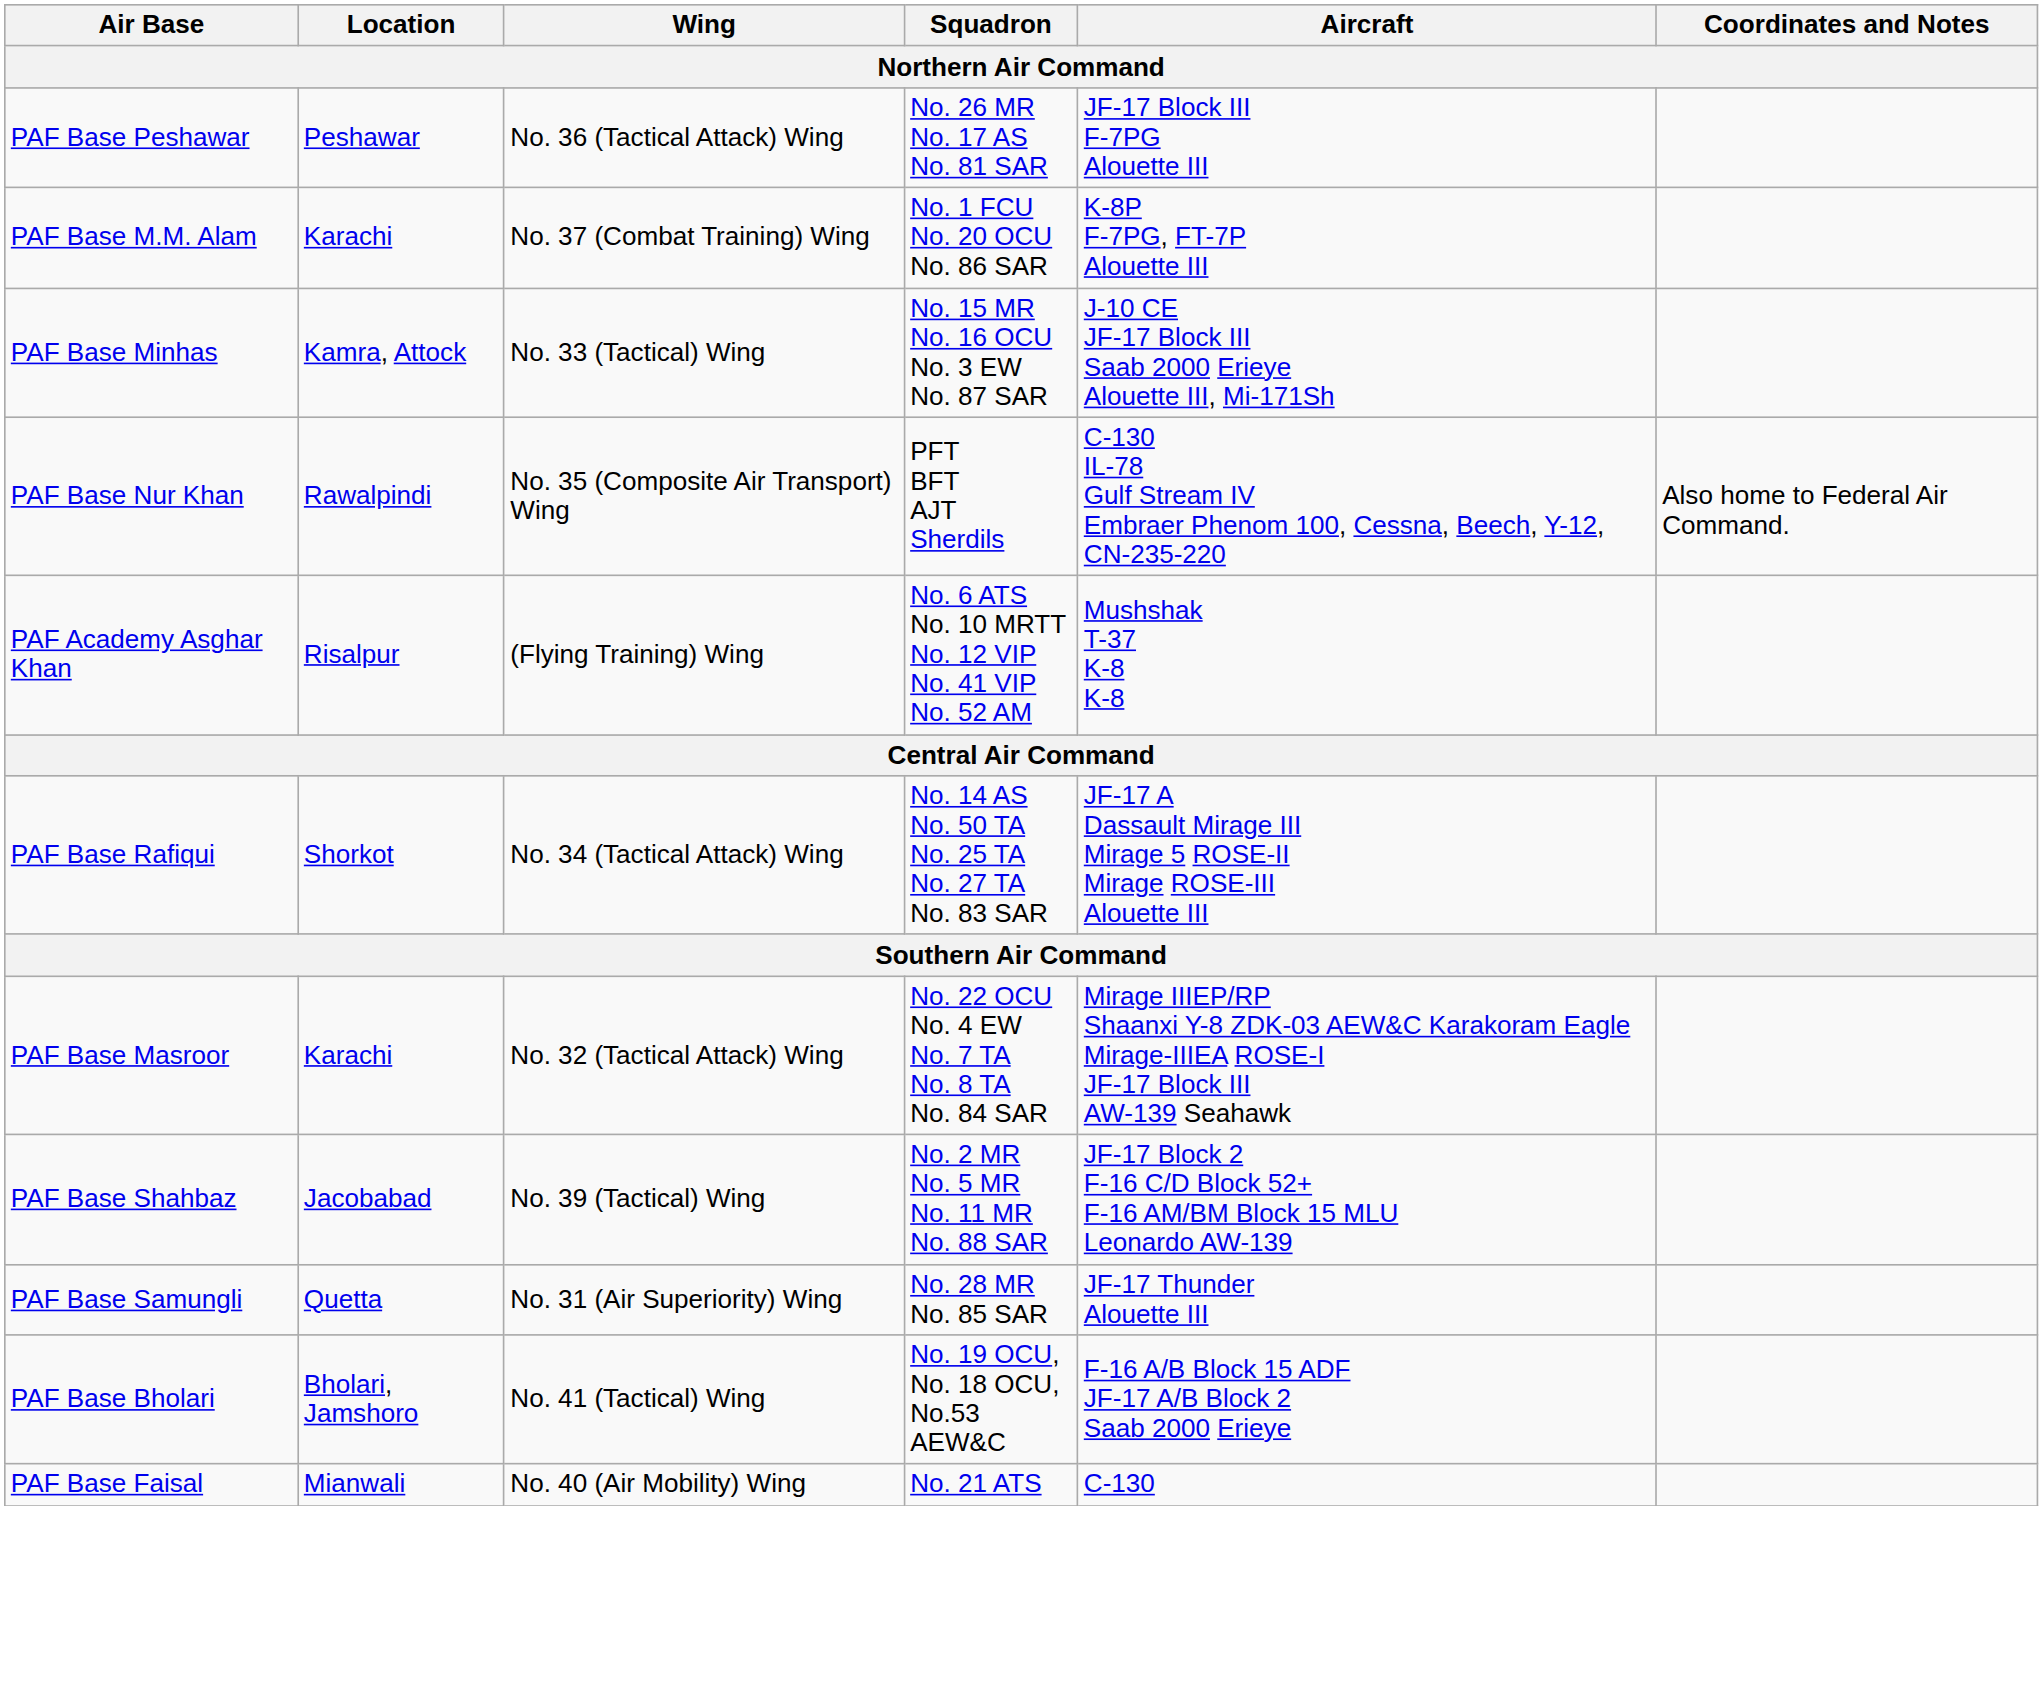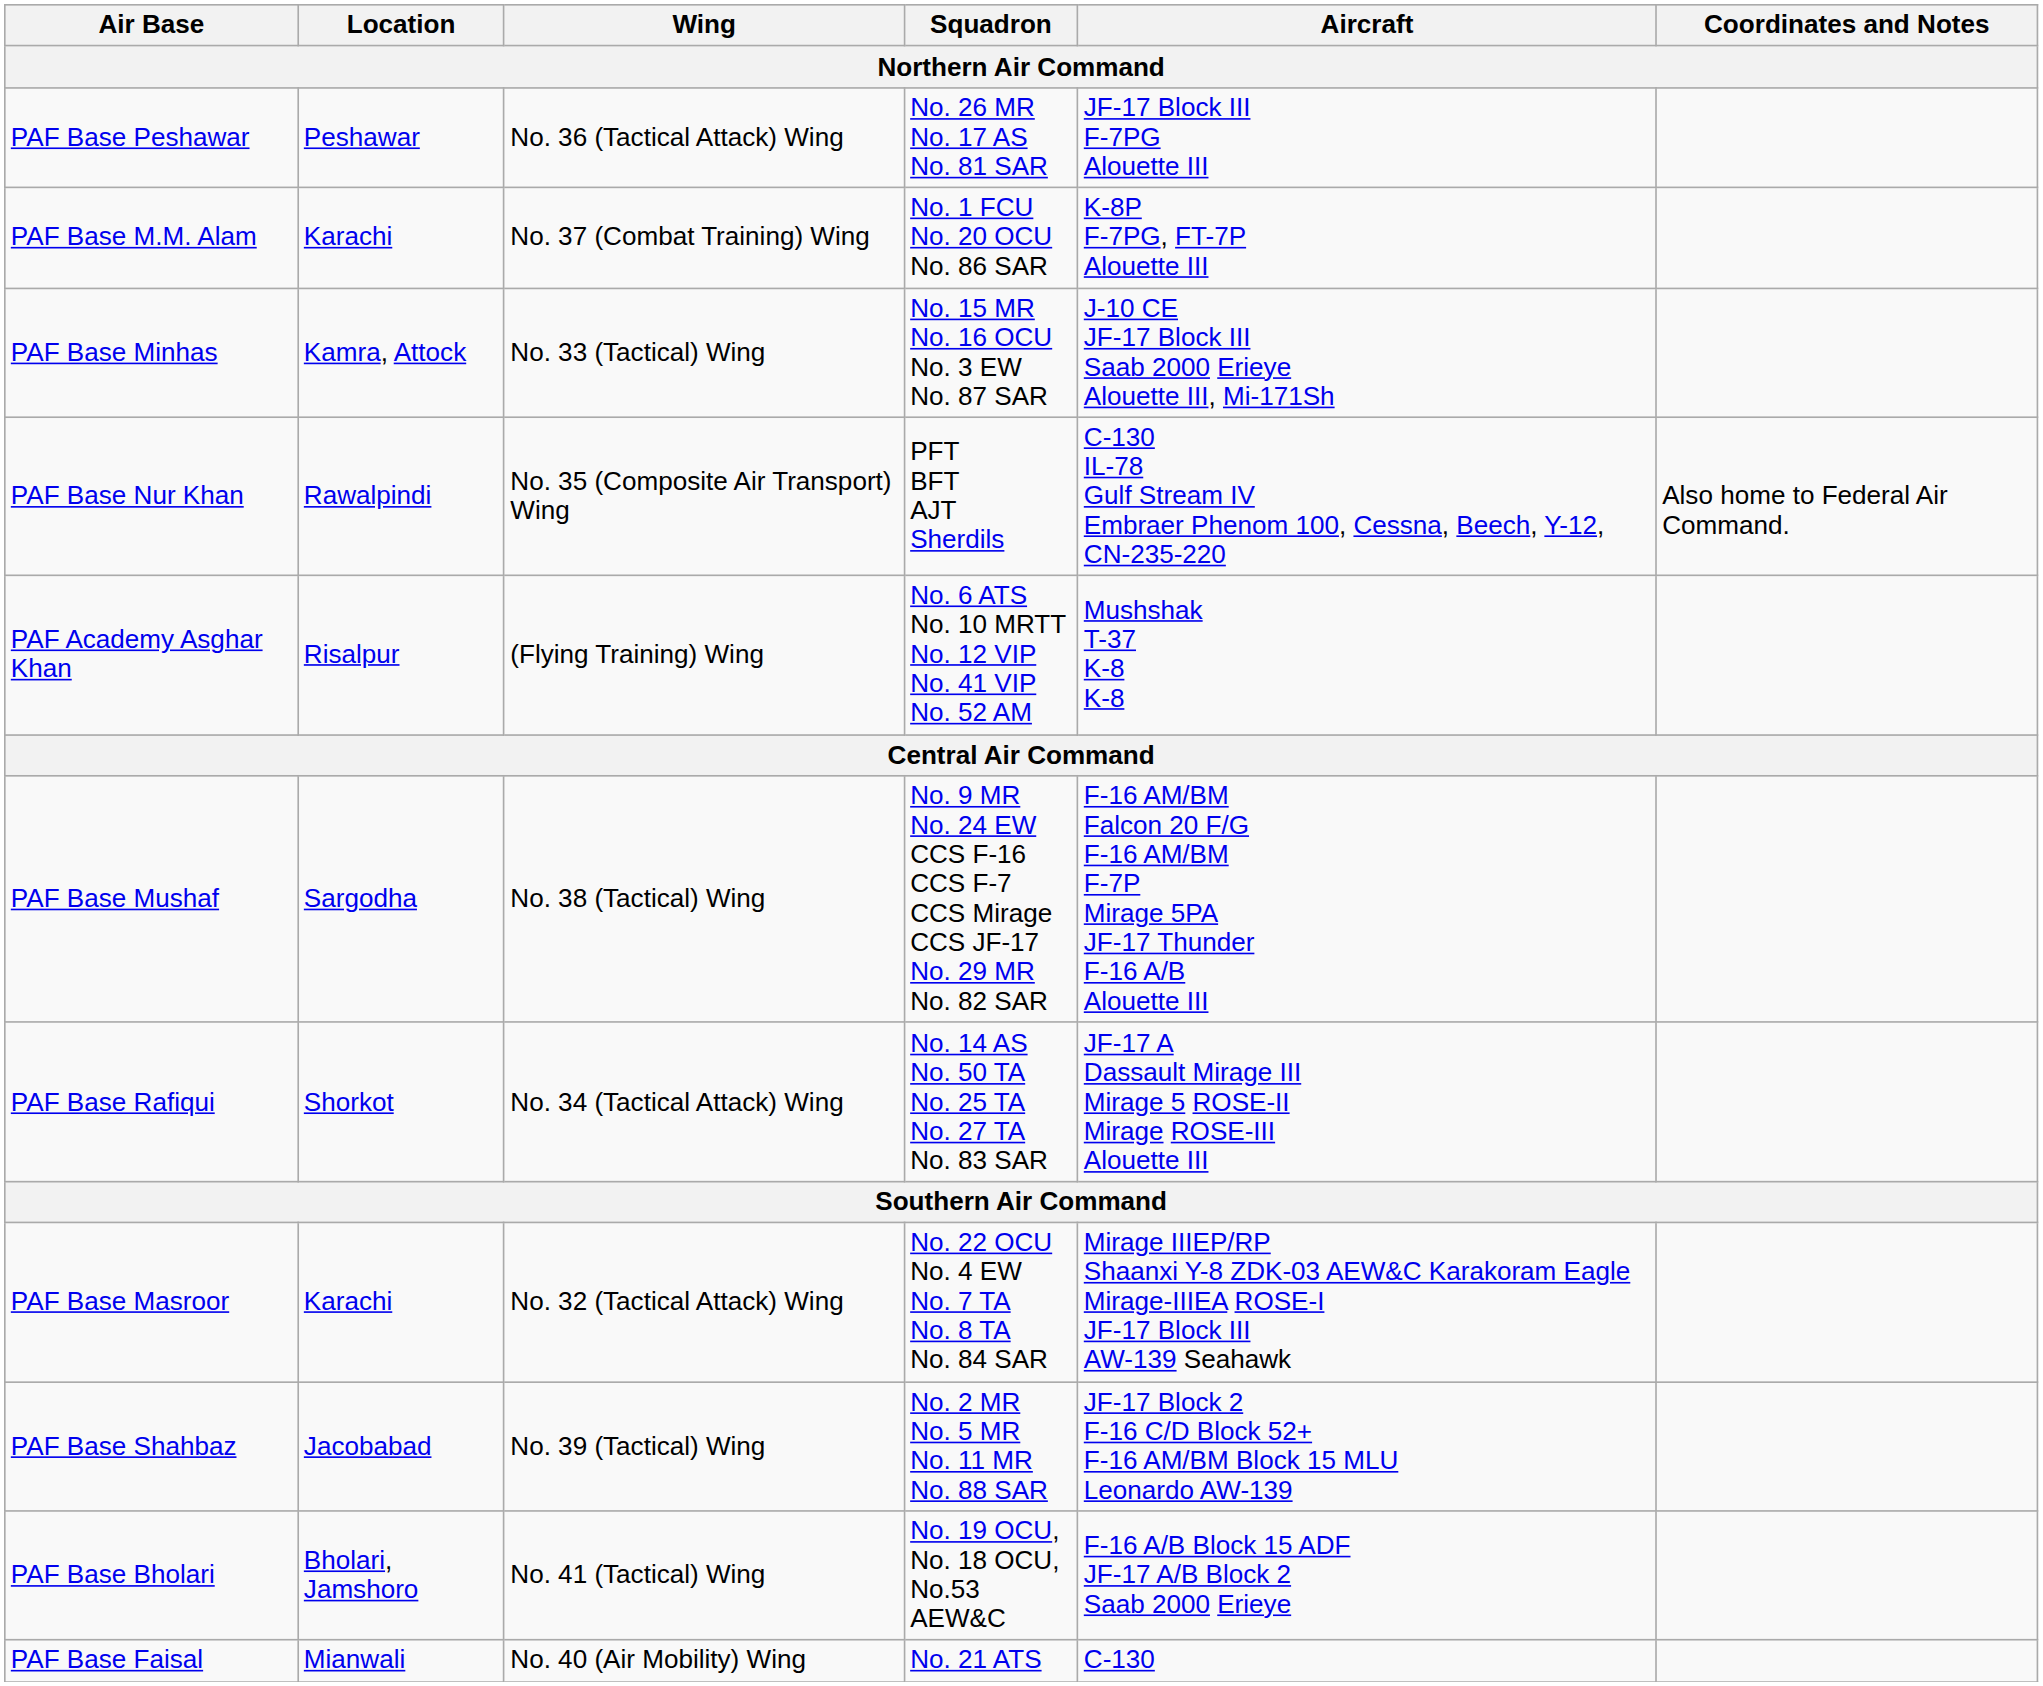+ row: (115, 898)
- row: (127, 1299)
